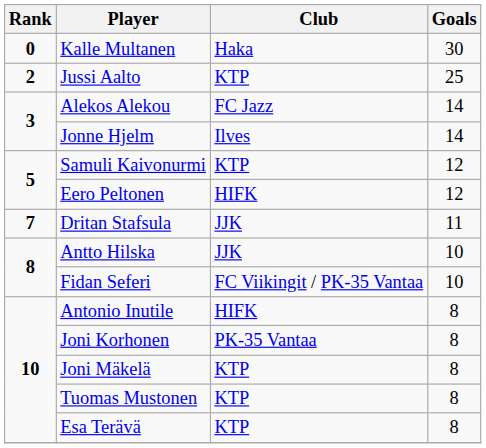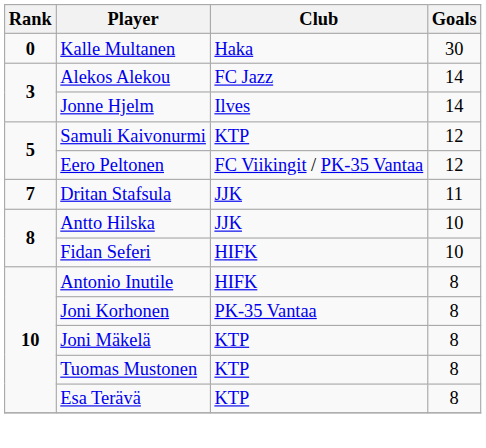- row: (100, 77)
(236, 194) HIFK -> (319, 164) FC Viikingit / PK-35 Vantaa
(319, 281) FC Viikingit / PK-35 Vantaa -> (236, 252) HIFK
